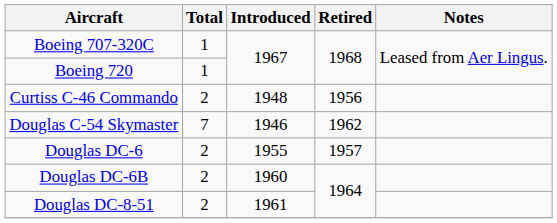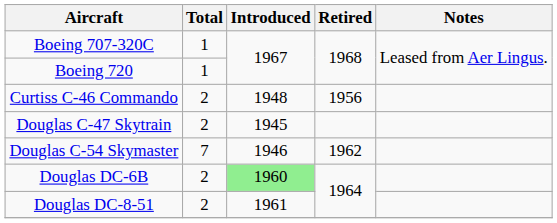+ row: (94, 124)
- row: (94, 151)
(271, 177) no background -> (271, 177) lightgreen background
